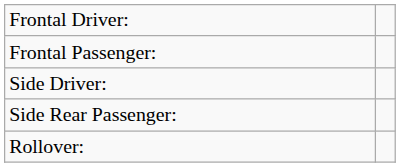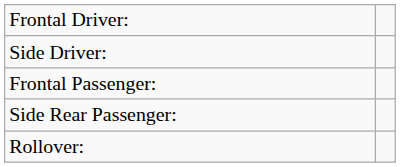rows swapped: (83, 51) <-> (58, 83)
